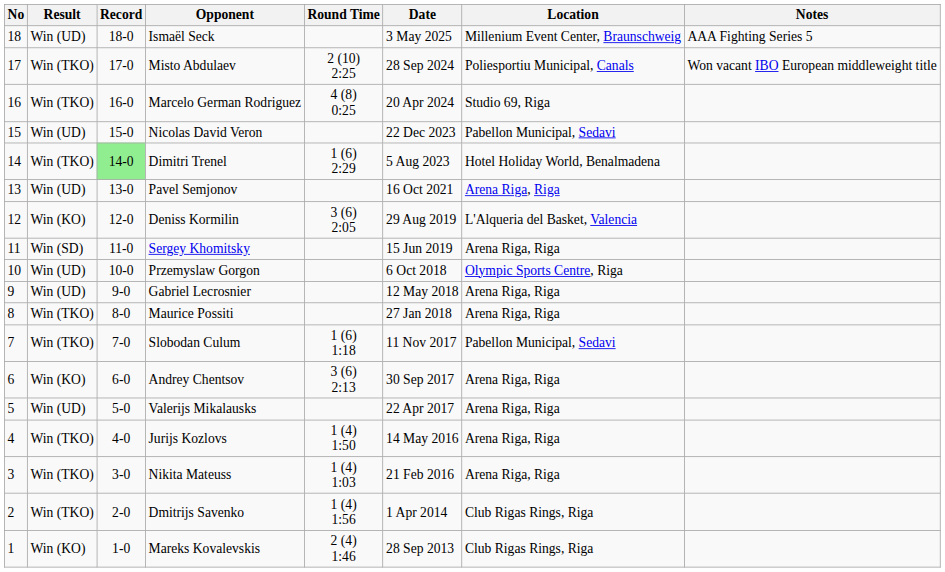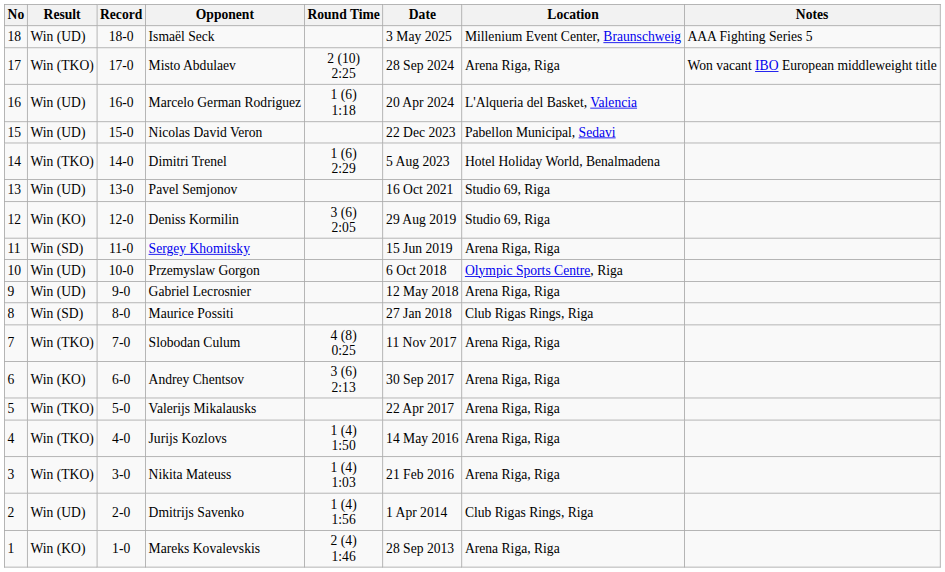(549, 66) Poliesportiu Municipal, Canals -> (512, 66) Arena Riga, Riga
(62, 102) Win (TKO) -> (58, 102) Win (UD)
(344, 102) 4 (8) 0:25 -> (344, 102) 1 (6) 1:18
(507, 102) Studio 69, Riga -> (551, 102) L'Alqueria del Basket, Valencia
(121, 161) lightgreen background -> (121, 161) no background
(512, 190) Arena Riga, Riga -> (507, 190) Studio 69, Riga
(551, 219) L'Alqueria del Basket, Valencia -> (507, 219) Studio 69, Riga
(62, 313) Win (TKO) -> (57, 313) Win (SD)
(512, 313) Arena Riga, Riga -> (529, 313) Club Rigas Rings, Riga
(344, 342) 1 (6) 1:18 -> (344, 342) 4 (8) 0:25
(540, 342) Pabellon Municipal, Sedavi -> (512, 342) Arena Riga, Riga
(58, 409) Win (UD) -> (62, 409) Win (TKO)
(62, 512) Win (TKO) -> (58, 512) Win (UD)
(529, 548) Club Rigas Rings, Riga -> (512, 548) Arena Riga, Riga
